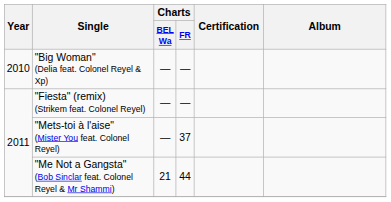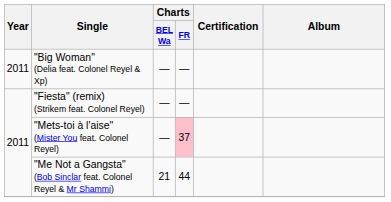(18, 69) 2010 -> (18, 69) 2011
(185, 137) no background -> (184, 137) pink background
